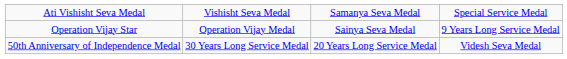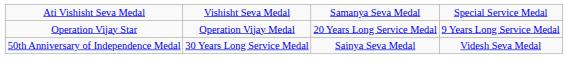(375, 29) Sainya Seva Medal -> (375, 29) 20 Years Long Service Medal
(375, 45) 20 Years Long Service Medal -> (375, 45) Sainya Seva Medal
